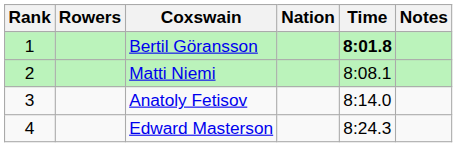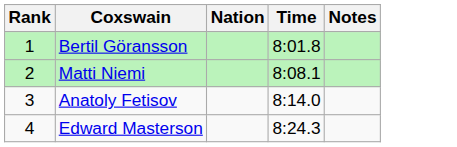- column: (90, 18)
(367, 45) bold -> (297, 45) normal
